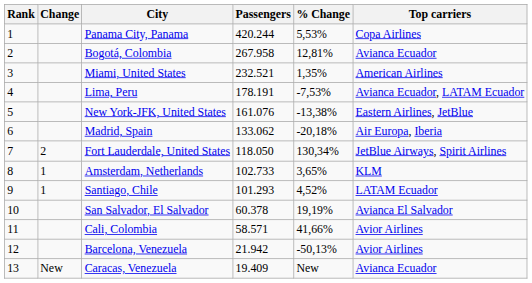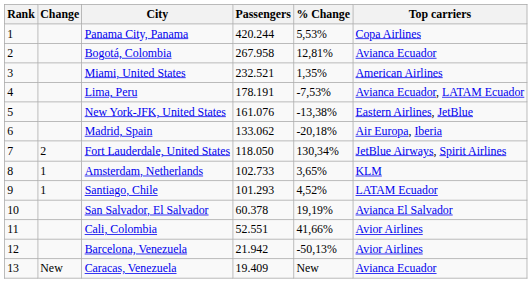(252, 229) 58.571 -> (252, 229) 52.551
